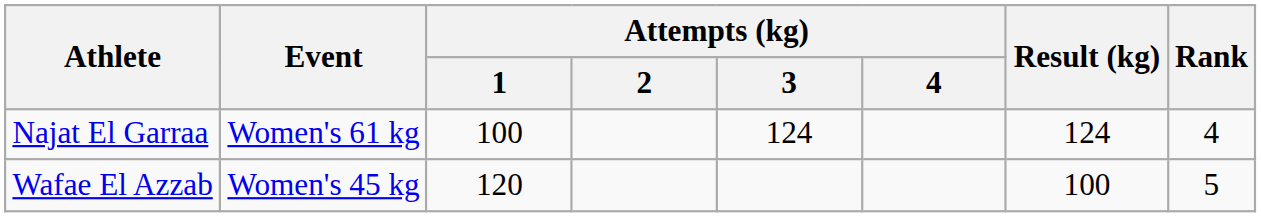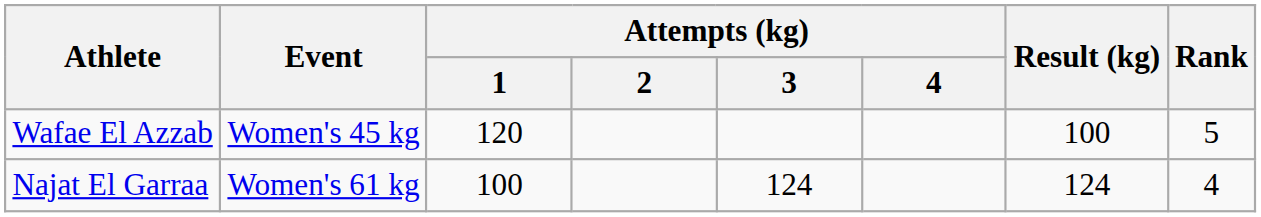rows swapped: (113, 185) <-> (110, 133)
